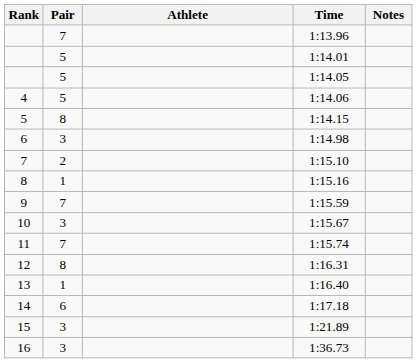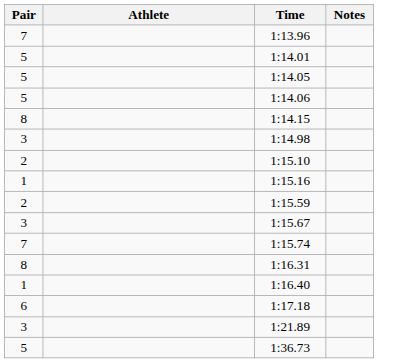- column: (24, 14)
(63, 202) 7 -> (24, 202) 2
(63, 347) 3 -> (24, 347) 5
